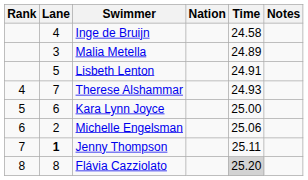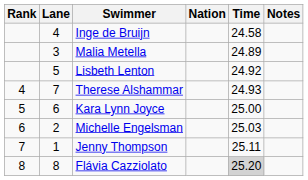(246, 71) 24.91 -> (246, 71) 24.92
(246, 128) 25.06 -> (246, 128) 25.03
(56, 147) bold -> (56, 147) normal
